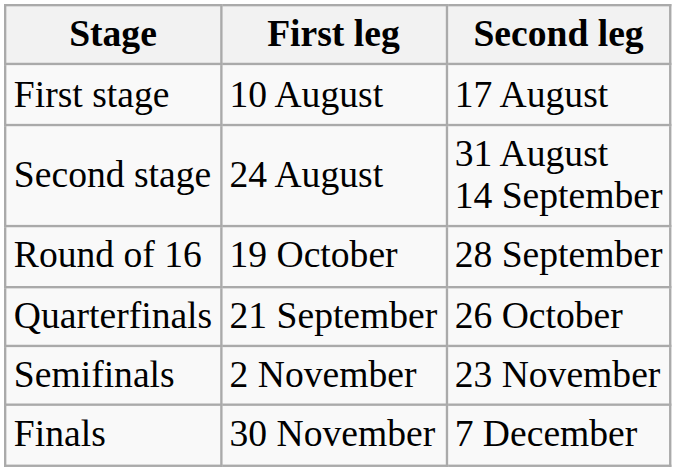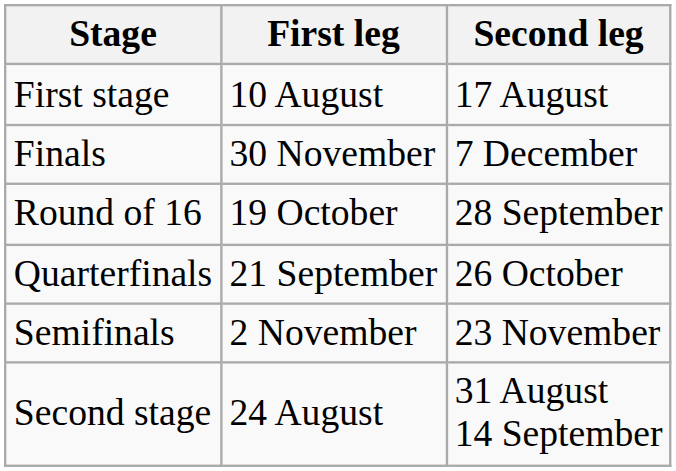rows swapped: (113, 174) <-> (60, 434)
